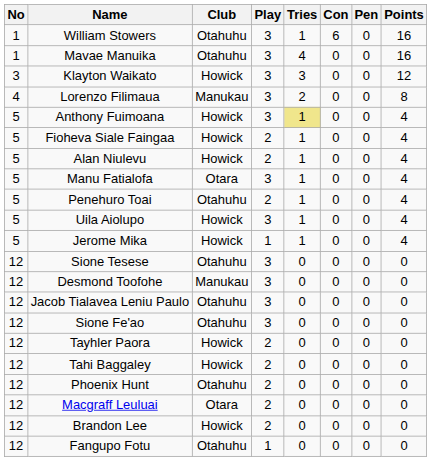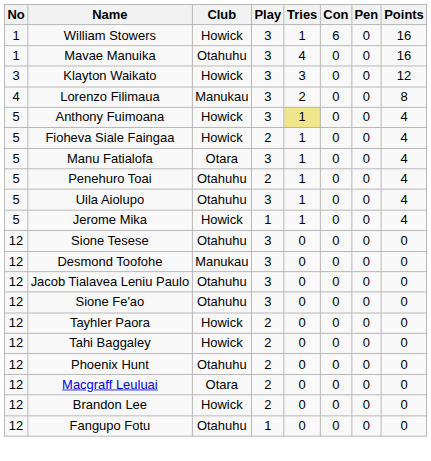(222, 35) Otahuhu -> (222, 35) Howick
- row: (110, 158)
(222, 220) Howick -> (222, 199) Otahuhu
